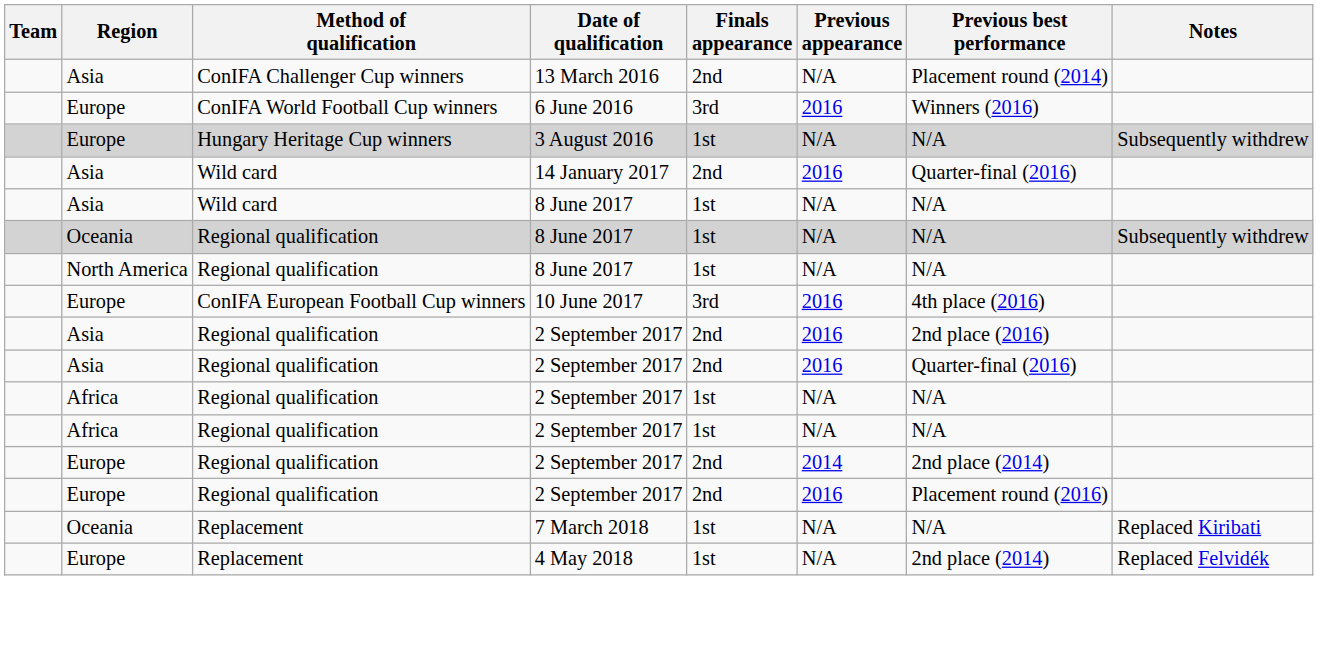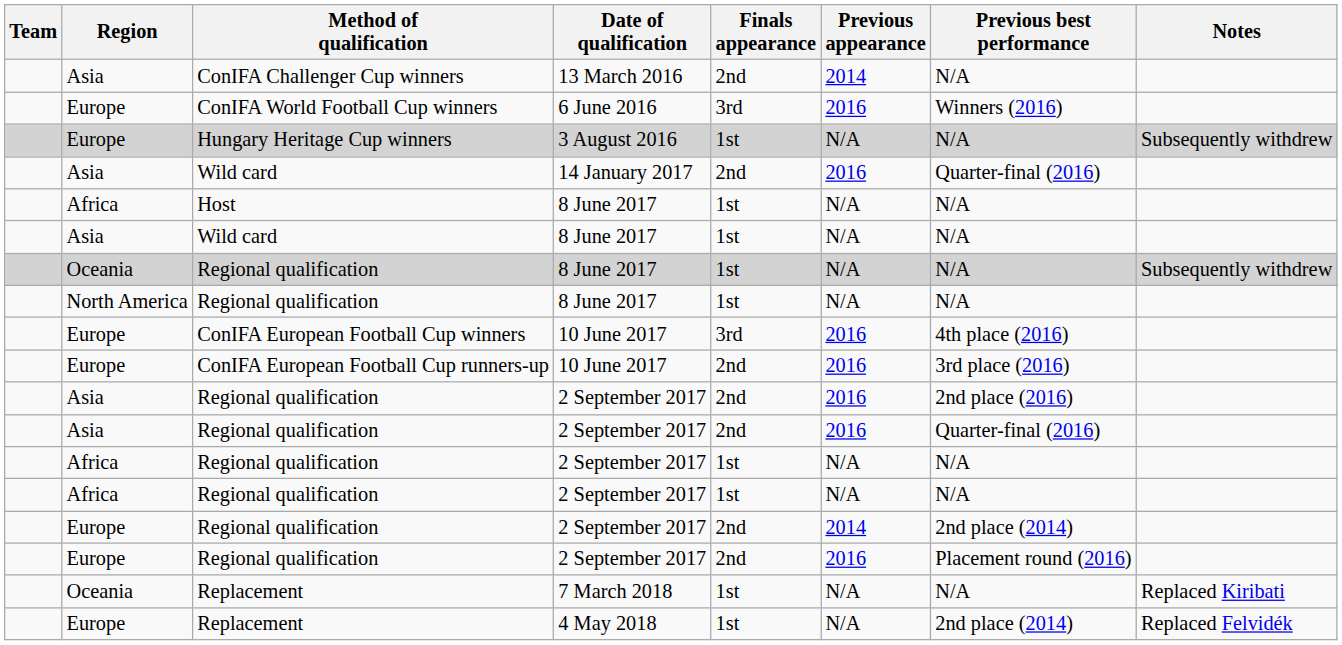(819, 75) N/A -> (846, 75) 2014
(1010, 75) Placement round (2014) -> (953, 75) N/A
+ row: (92, 204)
+ row: (96, 365)
